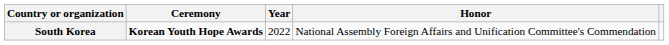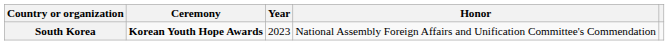(279, 31) 2022 -> (279, 31) 2023
